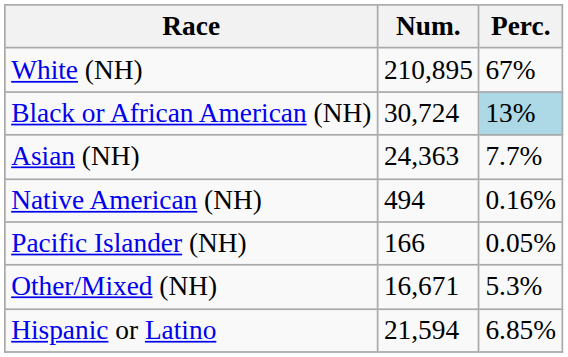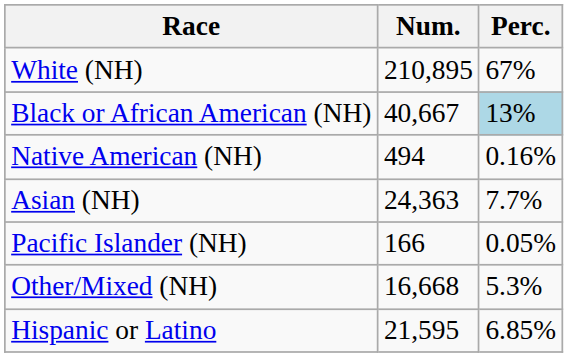(422, 112) 30,724 -> (422, 112) 40,667
rows swapped: (137, 199) <-> (75, 156)
(422, 286) 16,671 -> (422, 286) 16,668
(422, 329) 21,594 -> (422, 329) 21,595
